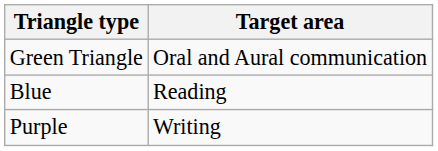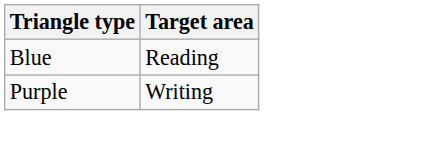- row: (76, 57)
